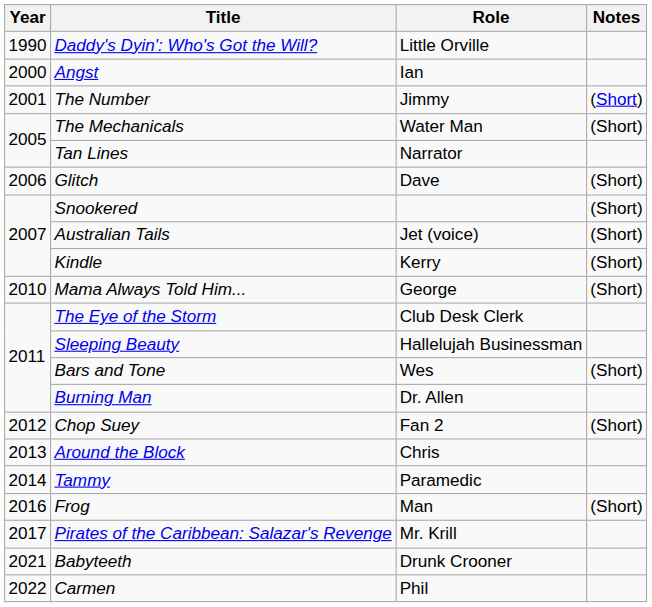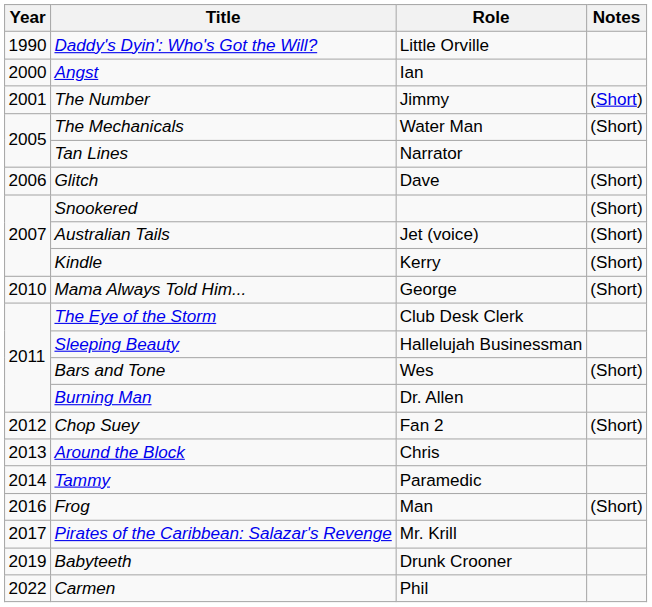(28, 561) 2021 -> (28, 561) 2019
